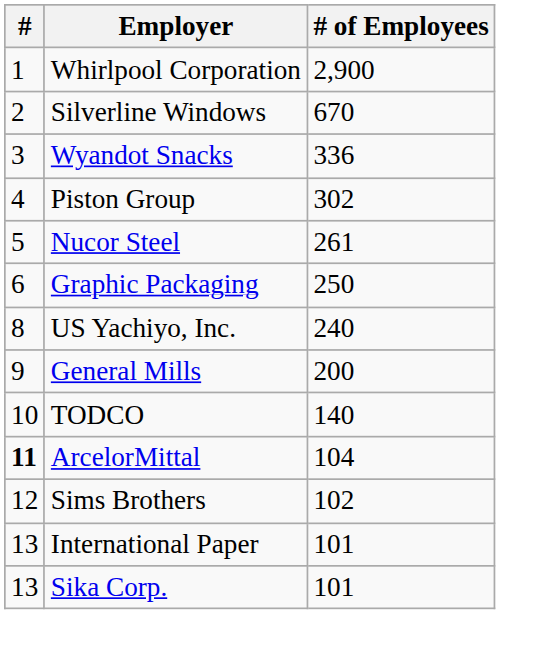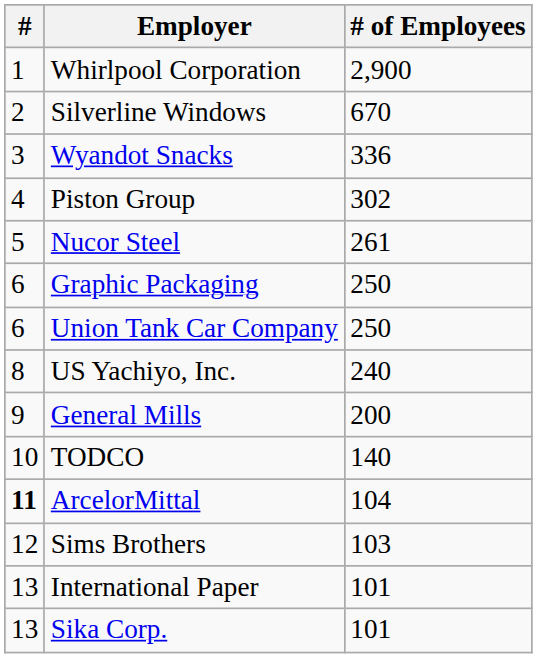+ row: (194, 328)
(334, 500) 102 -> (371, 543) 103
